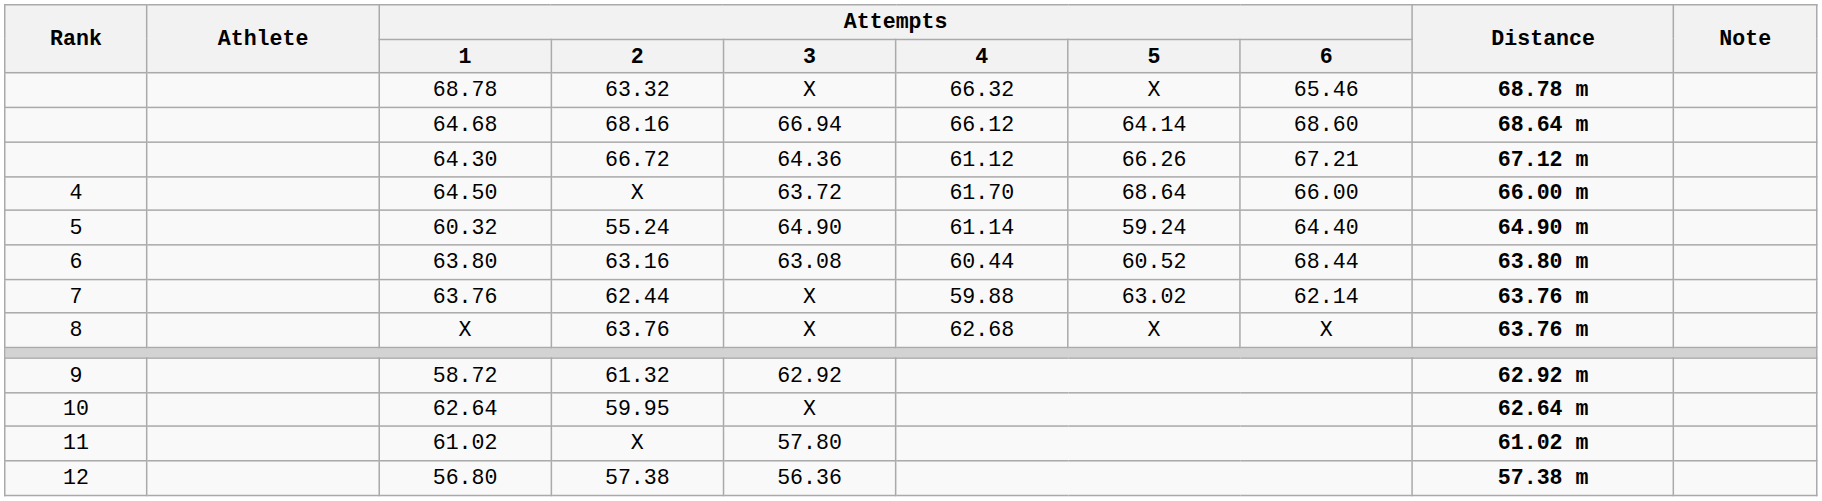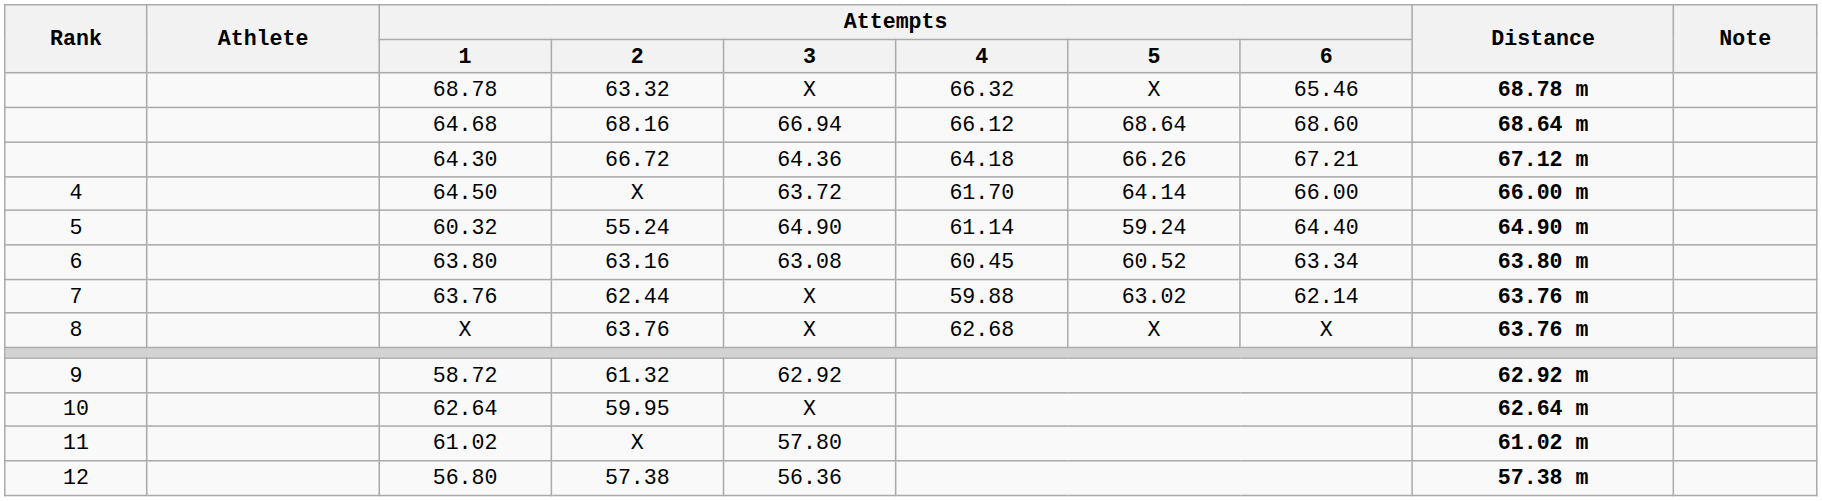(1154, 125) 64.14 -> (1154, 125) 68.64
(982, 159) 61.12 -> (982, 159) 64.18
(1154, 194) 68.64 -> (1154, 194) 64.14
(982, 262) 60.44 -> (982, 262) 60.45
(1326, 262) 68.44 -> (1326, 262) 63.34
